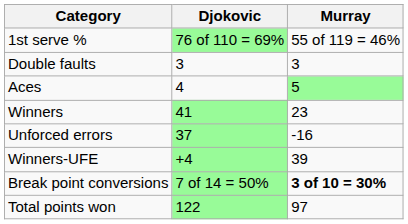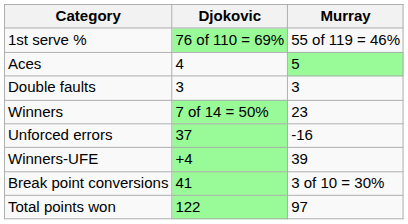rows swapped: (25, 87) <-> (52, 64)
(184, 111) 41 -> (222, 111) 7 of 14 = 50%
(222, 183) 7 of 14 = 50% -> (184, 183) 41
(339, 183) bold -> (338, 183) normal
